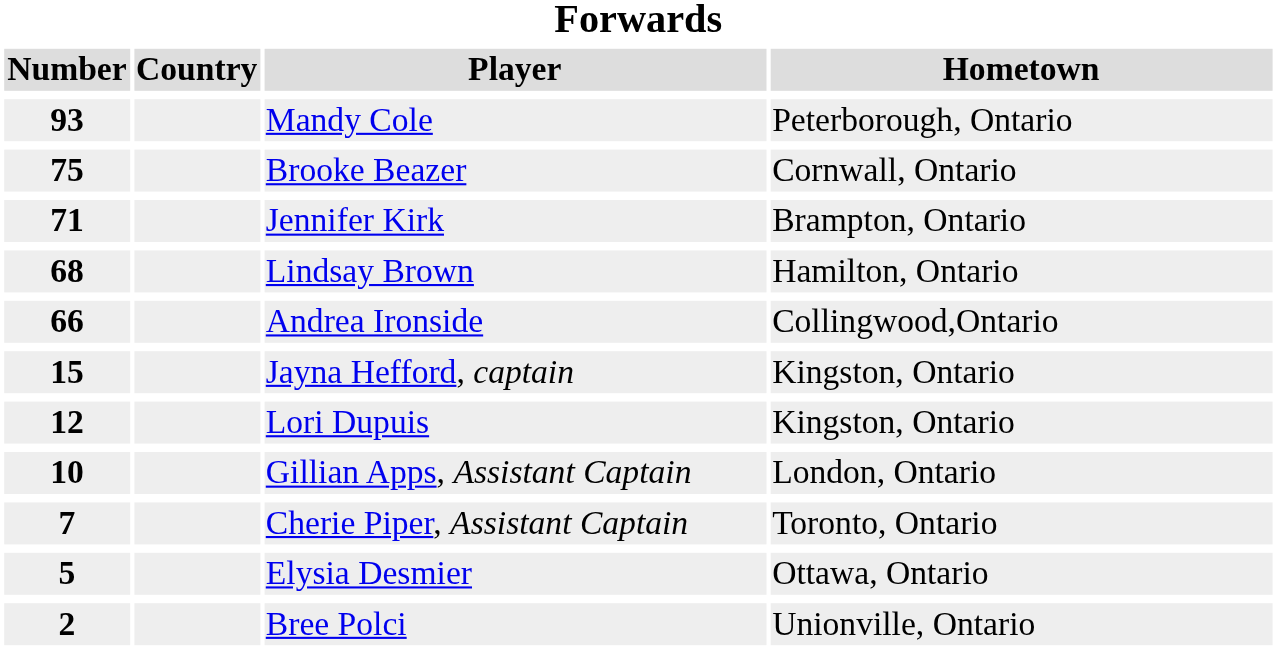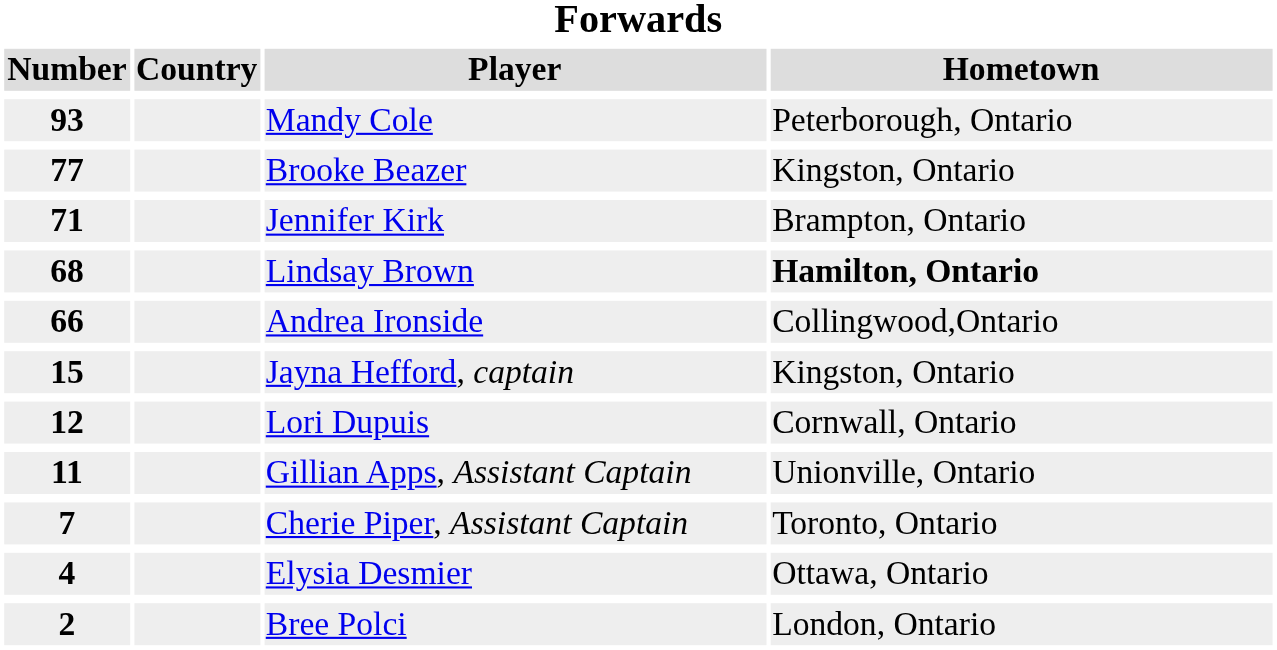(67, 170) 75 -> (67, 170) 77
(894, 170) Cornwall, Ontario -> (893, 170) Kingston, Ontario
(895, 270) normal -> (906, 270) bold
(893, 422) Kingston, Ontario -> (894, 422) Cornwall, Ontario
(67, 472) 10 -> (67, 472) 11
(884, 472) London, Ontario -> (904, 472) Unionville, Ontario
(67, 573) 5 -> (67, 573) 4
(904, 623) Unionville, Ontario -> (884, 623) London, Ontario
